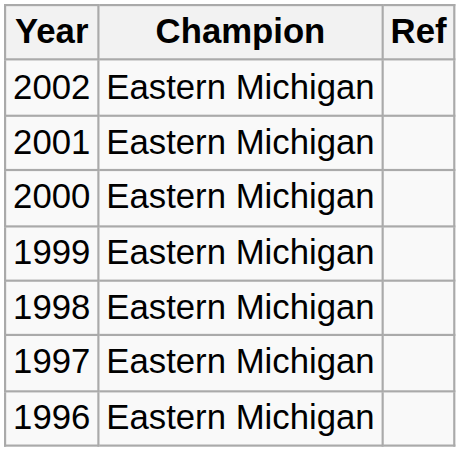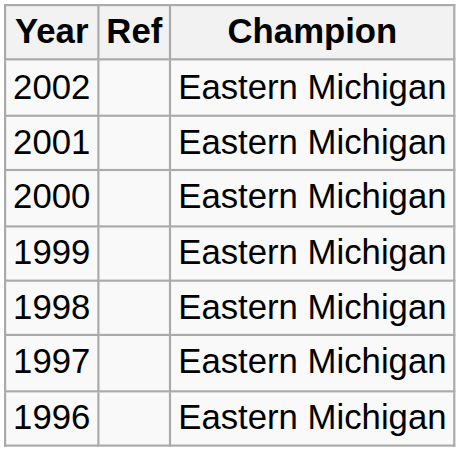columns swapped: (240, 32) <-> (419, 32)
